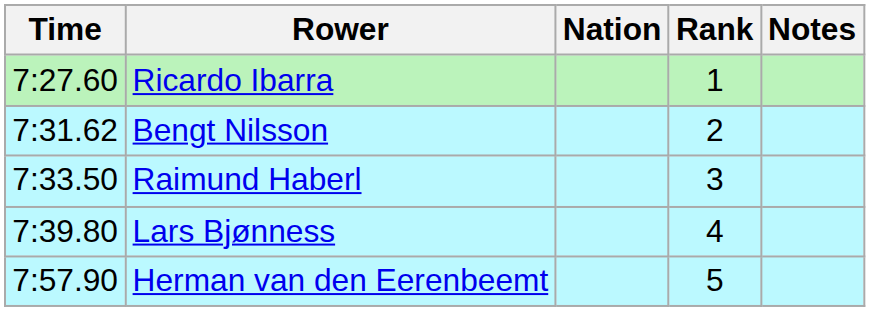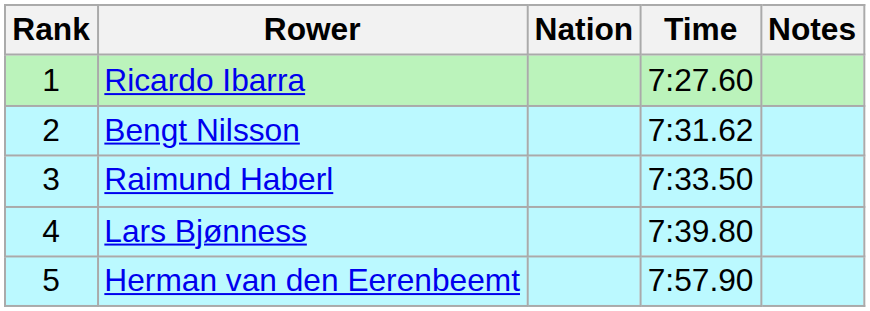columns swapped: (715, 29) <-> (65, 29)
